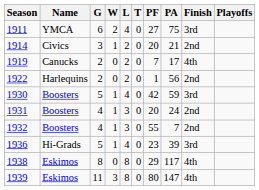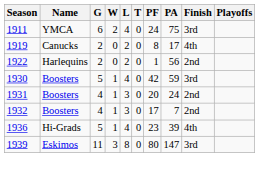(154, 29) 27 -> (154, 29) 24
- row: (17, 45)
(156, 62) 7 -> (156, 45) 8
(154, 128) 55 -> (154, 111) 17
(191, 144) 3rd -> (191, 128) 4th
- row: (17, 161)
(191, 177) 4th -> (191, 144) 3rd
